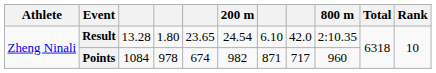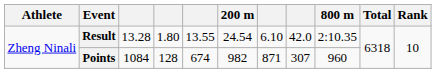(200, 36) 23.65 -> (200, 36) 13.55
(168, 58) 978 -> (168, 58) 128
(300, 58) 717 -> (300, 58) 307
